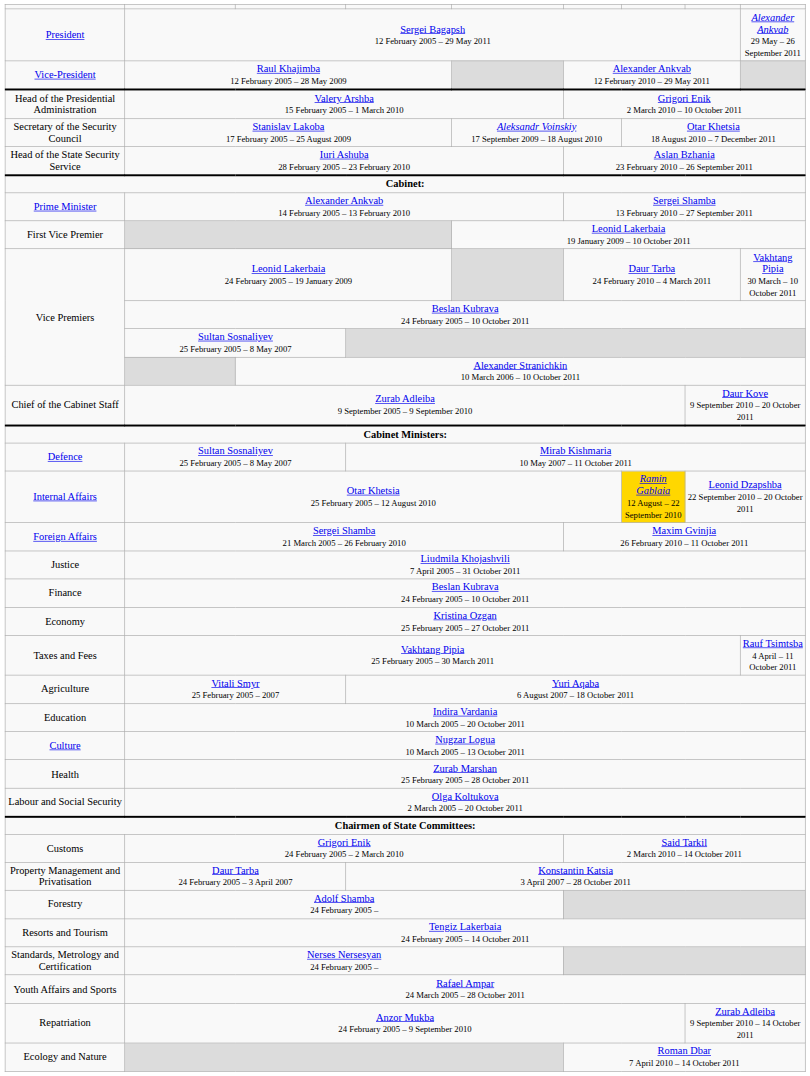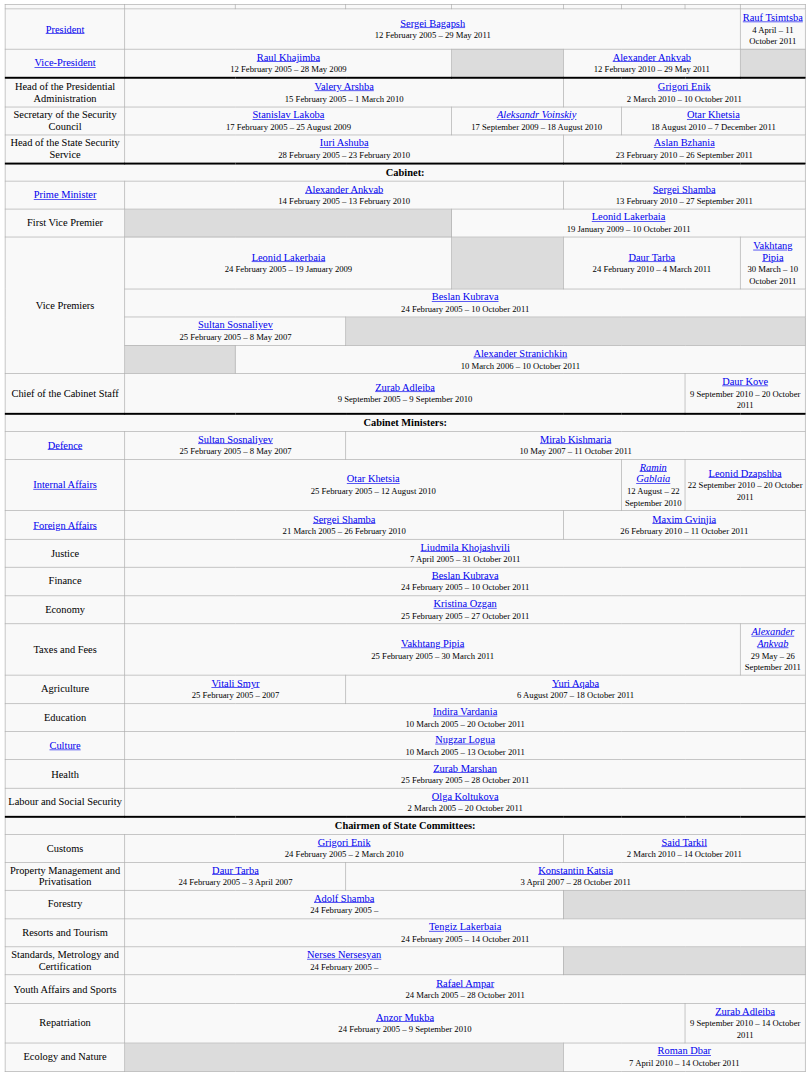(773, 35) Alexander Ankvab 29 May – 26 September 2011 -> (773, 29) Rauf Tsimtsba 4 April – 11 October 2011
(653, 496) gold background -> (653, 485) no background
(773, 655) Rauf Tsimtsba 4 April – 11 October 2011 -> (773, 649) Alexander Ankvab 29 May – 26 September 2011
